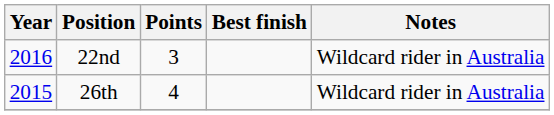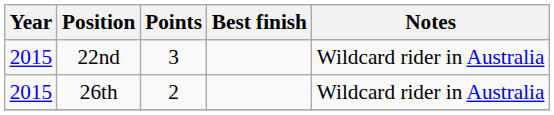(31, 57) 2016 -> (31, 57) 2015
(174, 92) 4 -> (174, 92) 2
